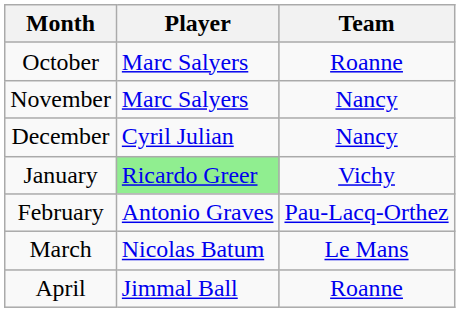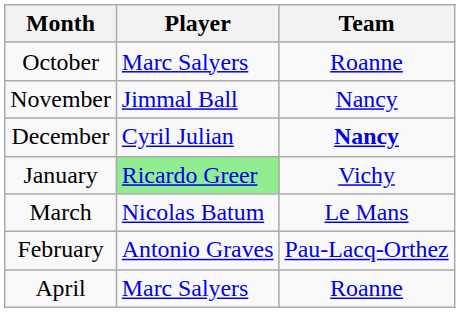(185, 99) Marc Salyers -> (180, 99) Jimmal Ball
(367, 136) normal -> (367, 136) bold
rows swapped: (61, 212) <-> (61, 250)
(180, 288) Jimmal Ball -> (185, 288) Marc Salyers
